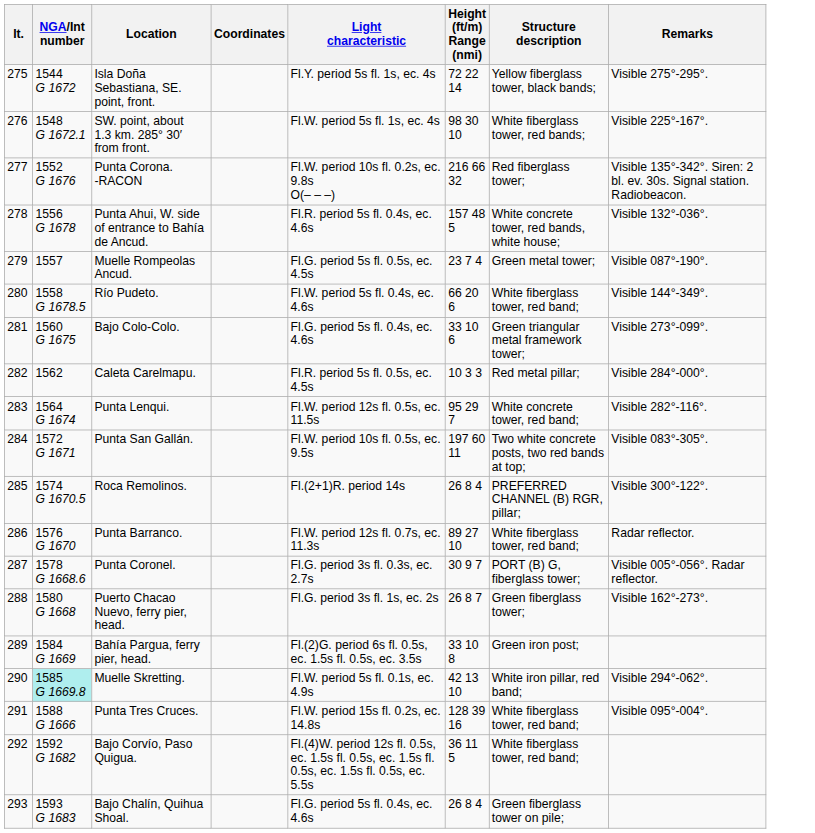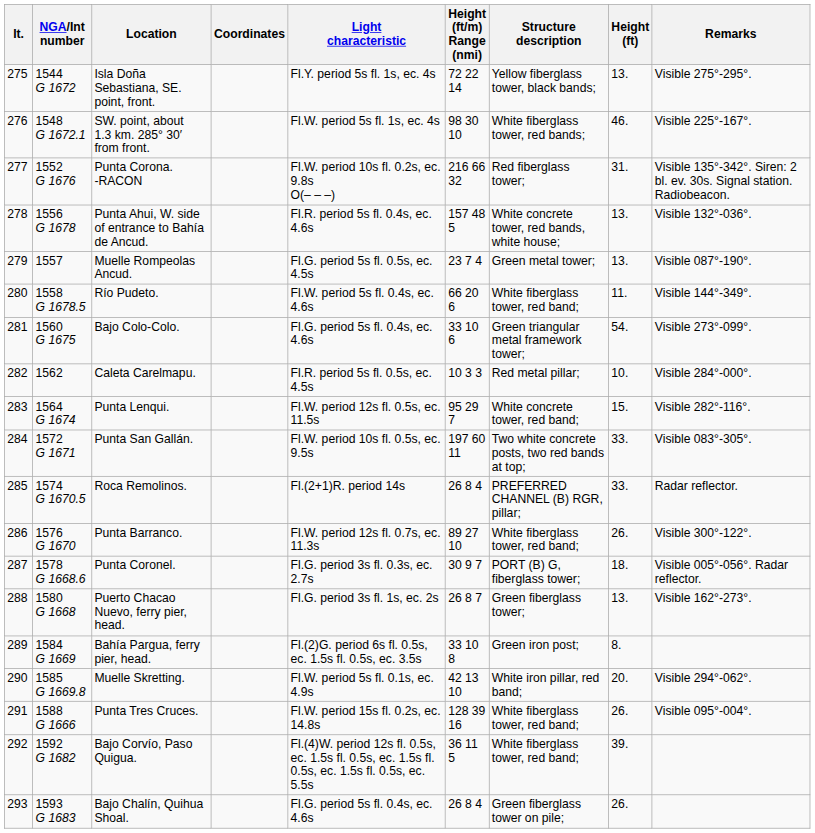+ column: (630, 34)
(660, 486) Visible 300°-122°. -> (696, 486) Radar reflector.
(653, 532) Radar reflector. -> (703, 532) Visible 300°-122°.
(61, 685) paleturquoise background -> (61, 685) no background
